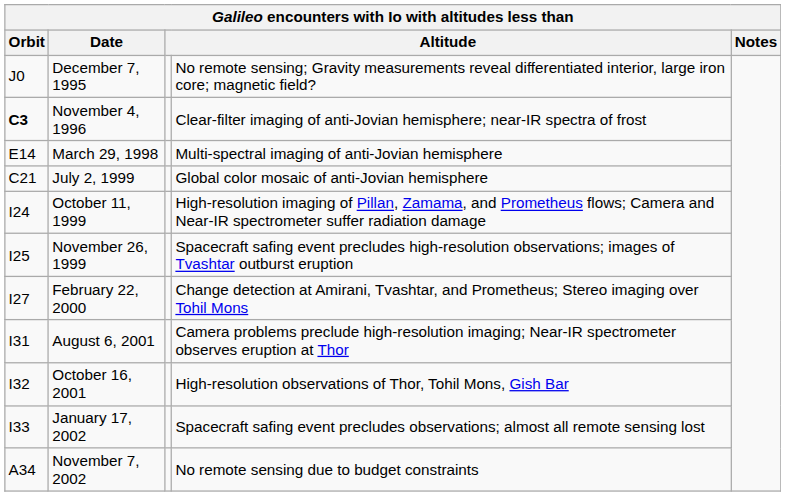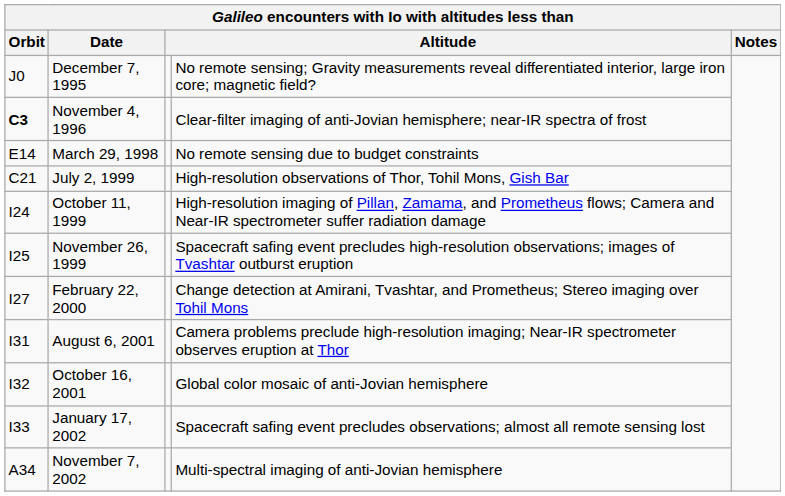(339, 153) Multi-spectral imaging of anti-Jovian hemisphere -> (327, 153) No remote sensing due to budget constraints
(332, 178) Global color mosaic of anti-Jovian hemisphere -> (372, 178) High-resolution observations of Thor, Tohil Mons, Gish Bar
(372, 384) High-resolution observations of Thor, Tohil Mons, Gish Bar -> (332, 384) Global color mosaic of anti-Jovian hemisphere
(327, 470) No remote sensing due to budget constraints -> (339, 470) Multi-spectral imaging of anti-Jovian hemisphere
